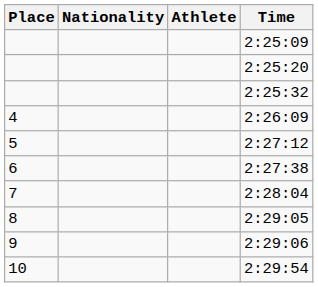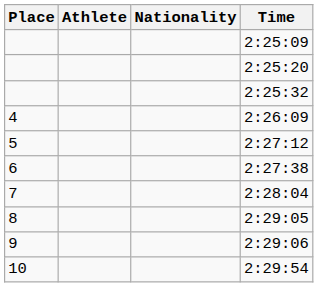columns swapped: (204, 17) <-> (113, 17)
